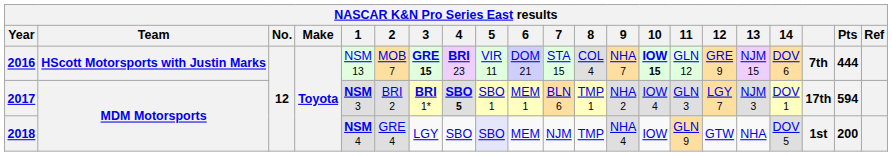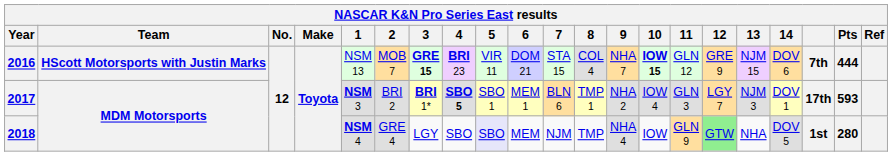(848, 98) 594 -> (848, 98) 593
(720, 133) no background -> (720, 133) lightgreen background
(848, 133) 200 -> (848, 133) 280
